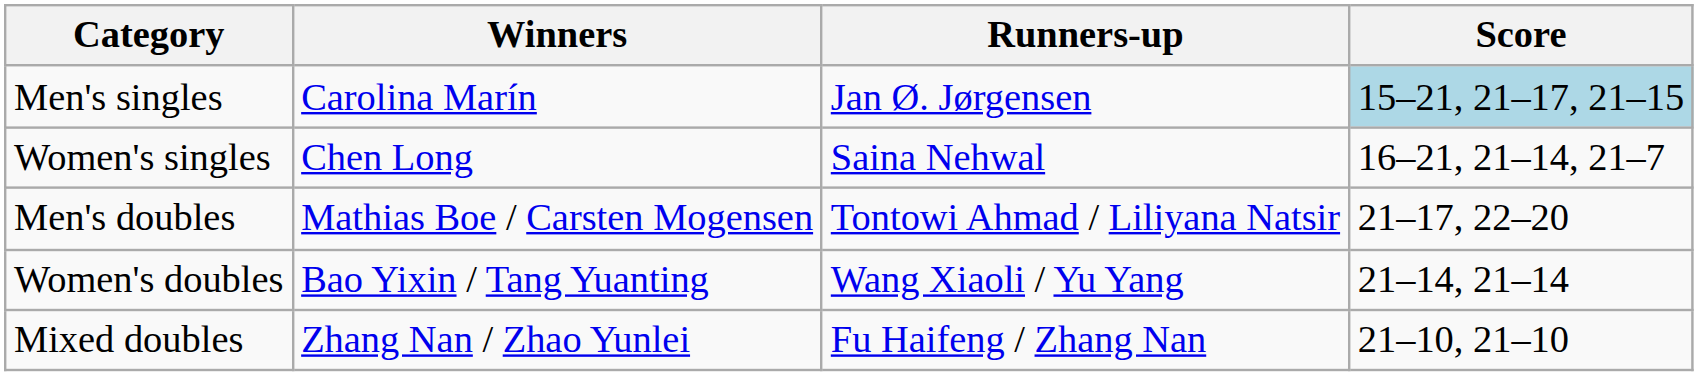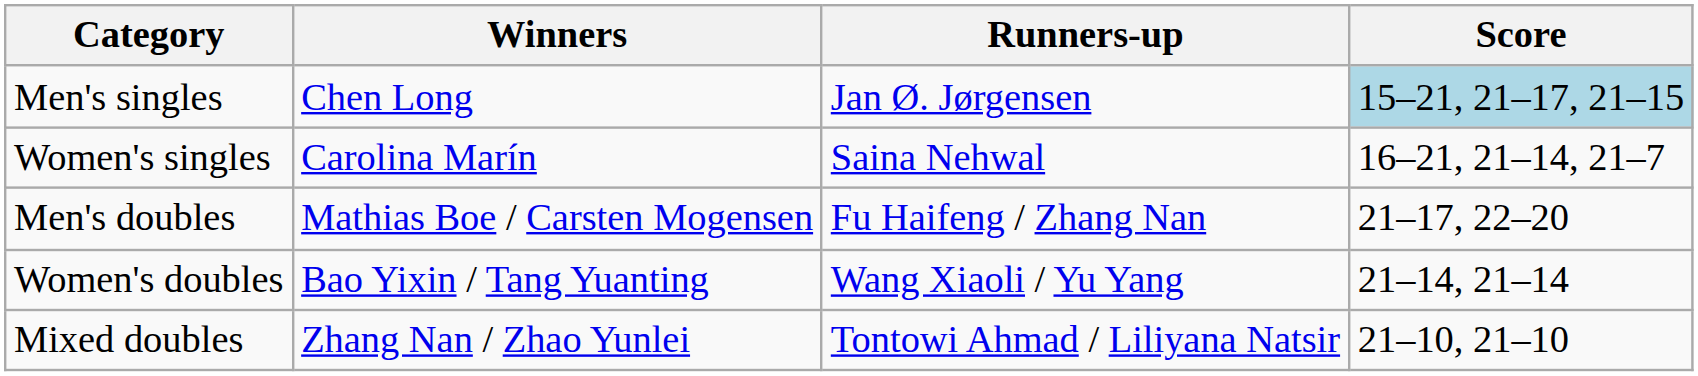(419, 95) Carolina Marín -> (387, 95) Chen Long
(387, 156) Chen Long -> (419, 156) Carolina Marín
(1085, 217) Tontowi Ahmad / Liliyana Natsir -> (1019, 217) Fu Haifeng / Zhang Nan
(1019, 339) Fu Haifeng / Zhang Nan -> (1085, 339) Tontowi Ahmad / Liliyana Natsir
